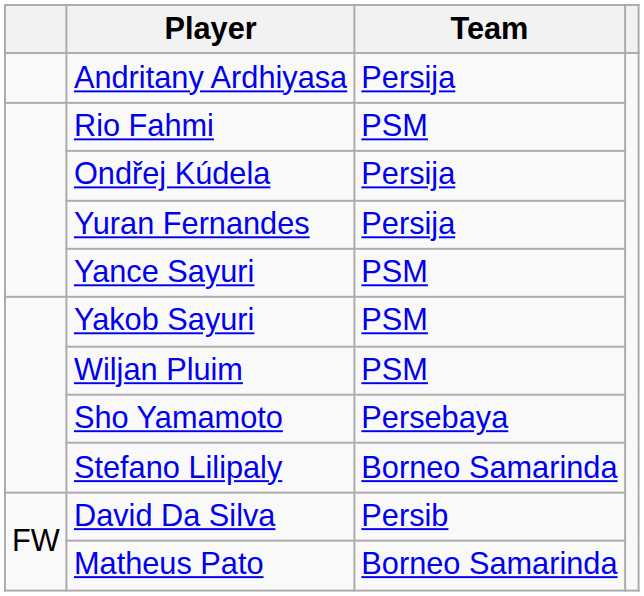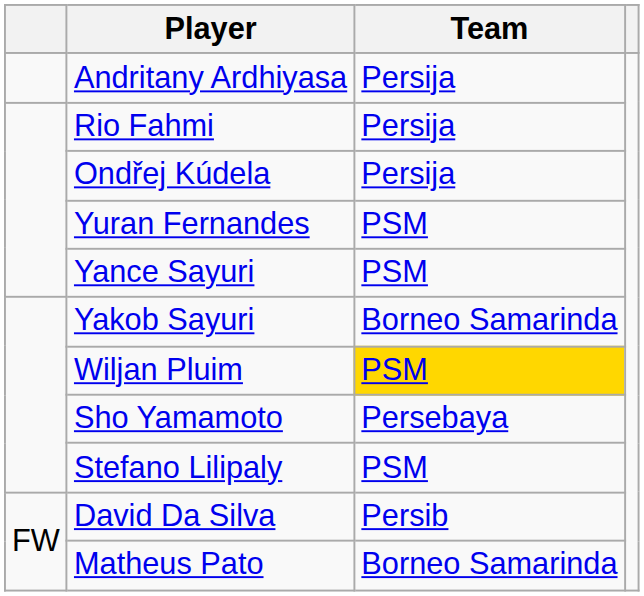(395, 126) PSM -> (408, 126) Persija
(408, 223) Persija -> (395, 223) PSM
(395, 321) PSM -> (489, 321) Borneo Samarinda
(395, 369) no background -> (395, 369) gold background
(489, 467) Borneo Samarinda -> (395, 467) PSM
